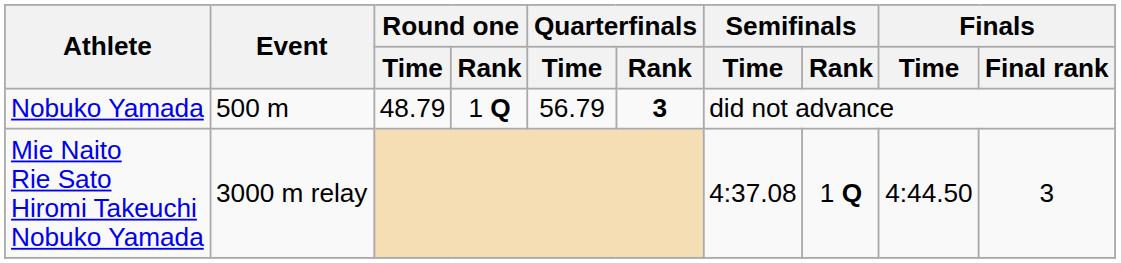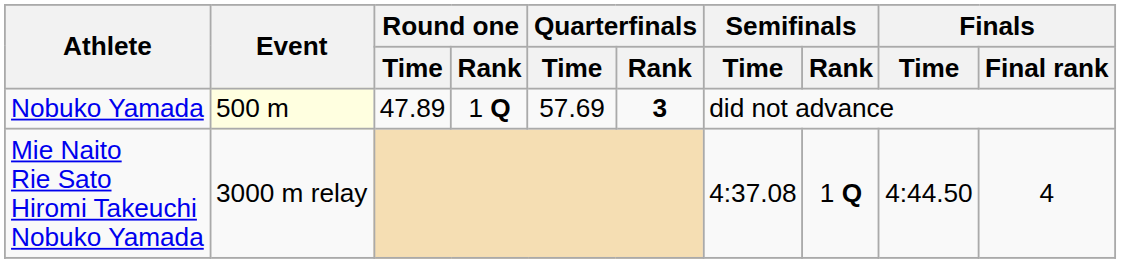(252, 109) no background -> (252, 109) lightyellow background
(413, 109) 48.79 -> (413, 109) 47.89
(572, 109) 56.79 -> (572, 109) 57.69
(1047, 194) 3 -> (1047, 194) 4
